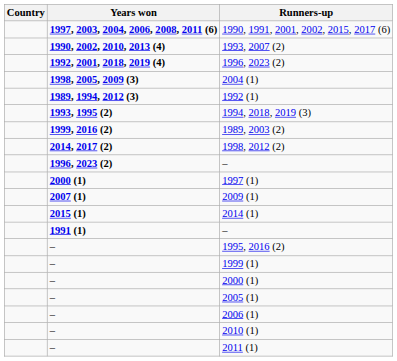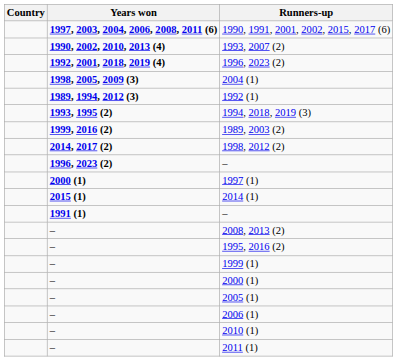- row: (68, 197)
+ row: (52, 230)
